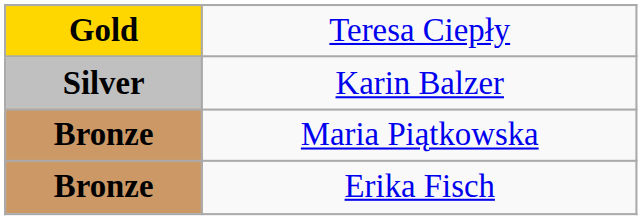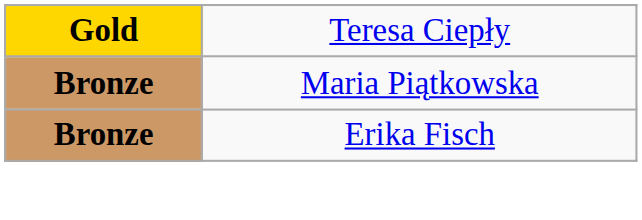- row: (420, 82)
